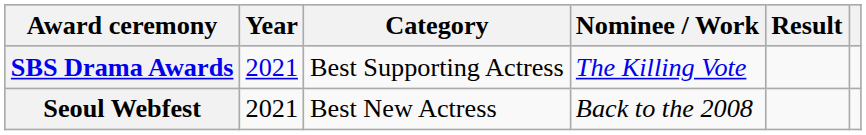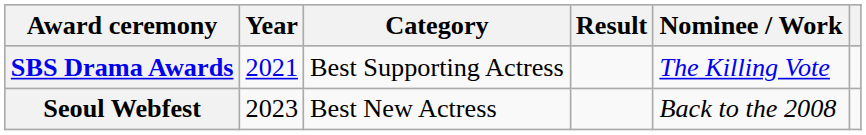columns swapped: (667, 25) <-> (807, 25)
(272, 108) 2021 -> (272, 108) 2023
